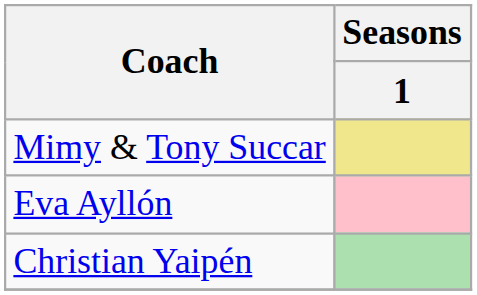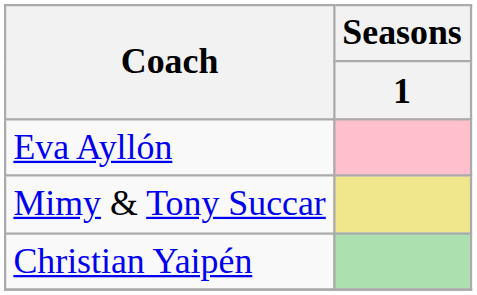rows swapped: (93, 203) <-> (170, 146)
